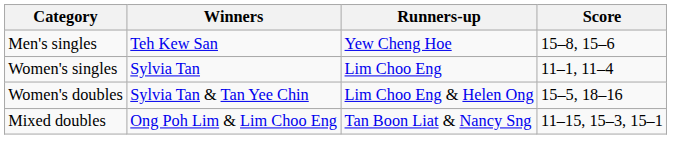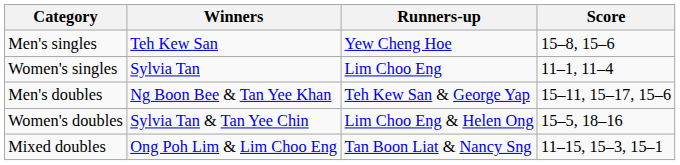+ row: (55, 95)
